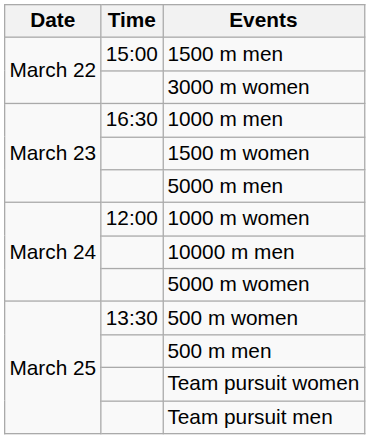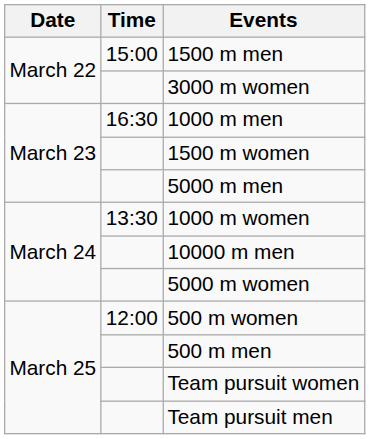(132, 218) 12:00 -> (132, 218) 13:30
(132, 317) 13:30 -> (132, 317) 12:00
